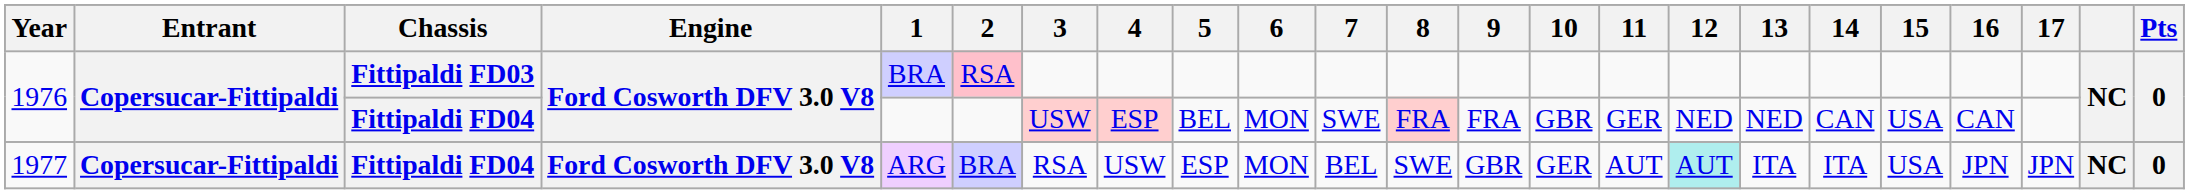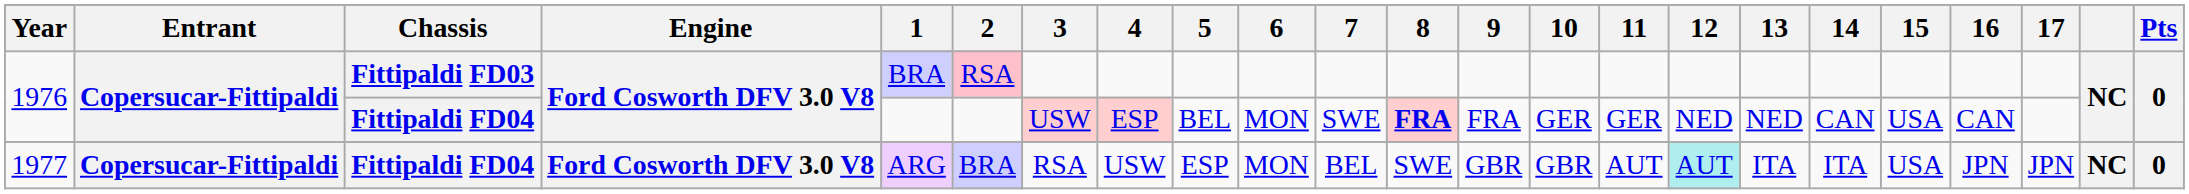(1423, 119) normal -> (1423, 119) bold
(1564, 119) GBR -> (1564, 119) GER
(1564, 165) GER -> (1564, 165) GBR
